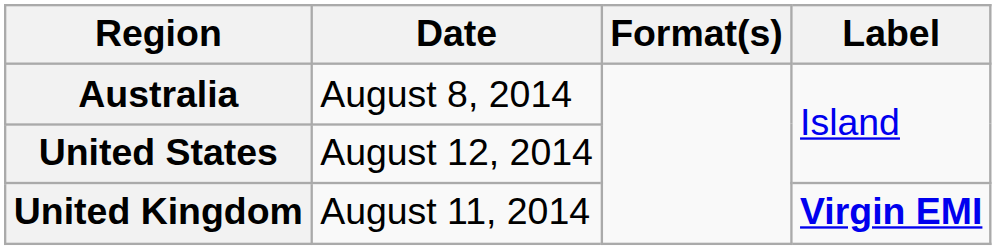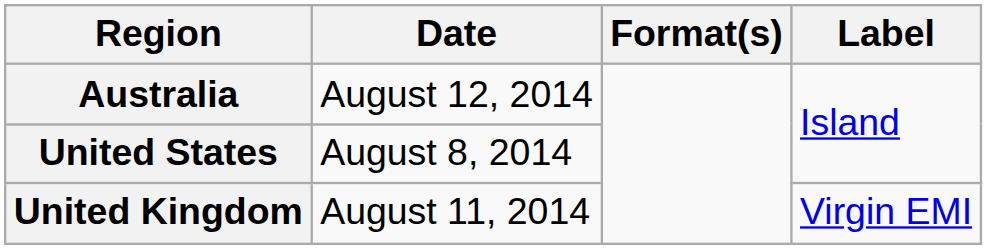(446, 93) August 8, 2014 -> (457, 93) August 12, 2014
(457, 152) August 12, 2014 -> (446, 152) August 8, 2014
(891, 212) bold -> (886, 212) normal
